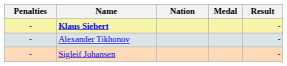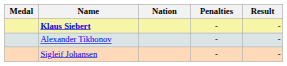columns swapped: (225, 12) <-> (30, 12)
